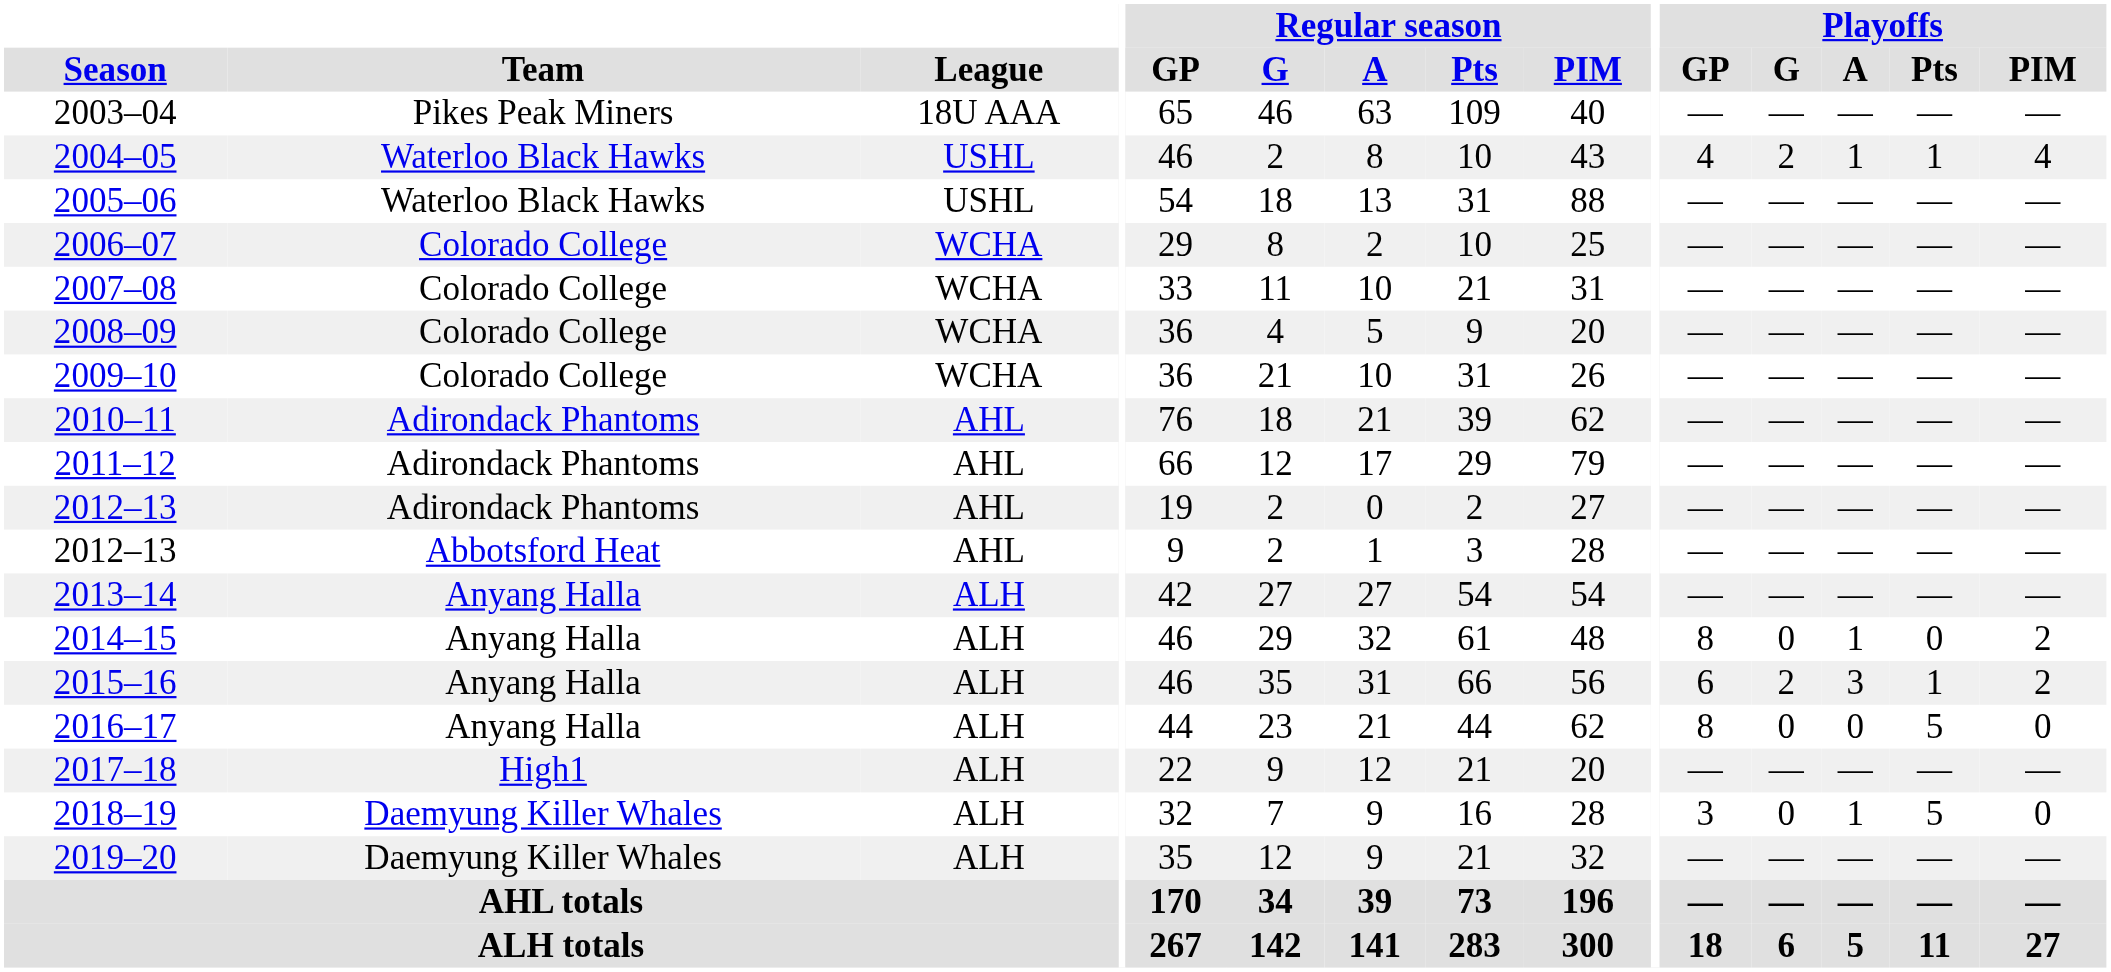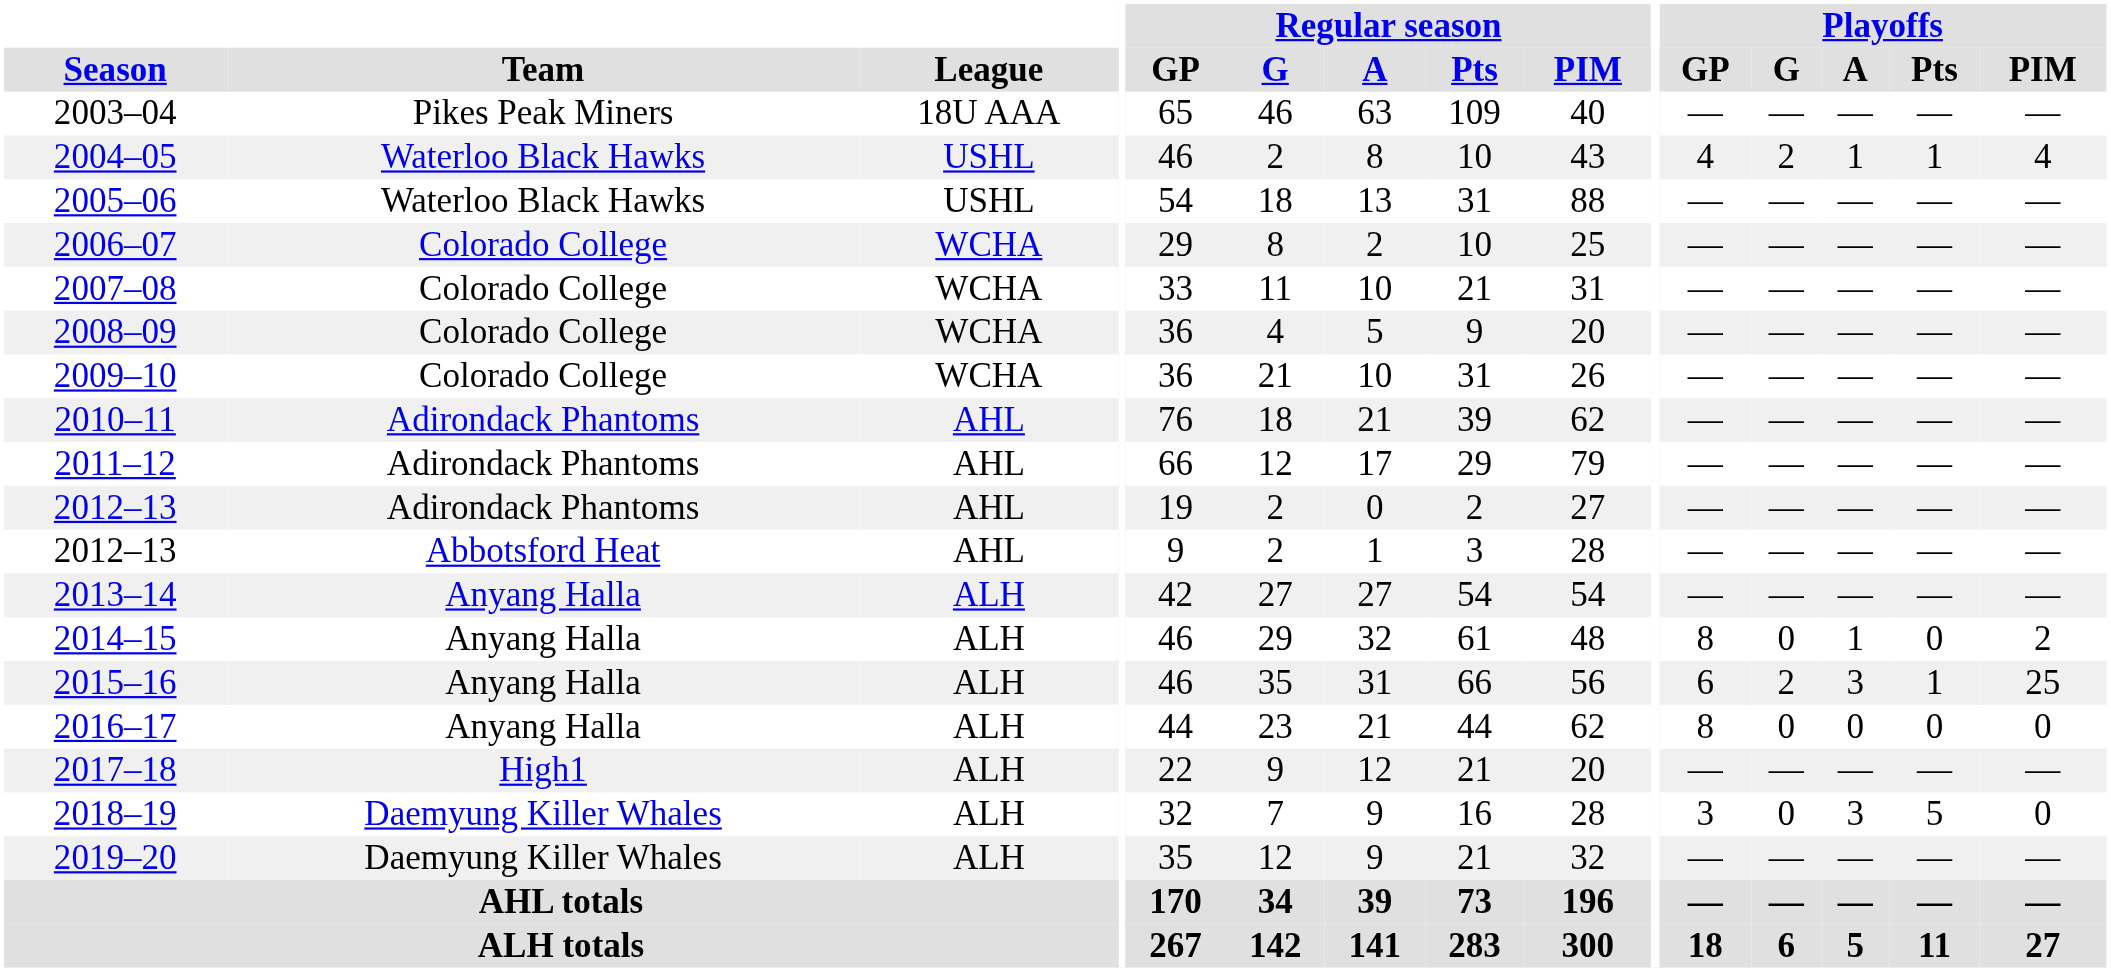(2043, 682) 2 -> (2043, 682) 25
(1934, 726) 5 -> (1934, 726) 0
(1855, 813) 1 -> (1855, 813) 3
